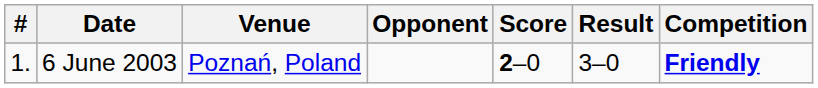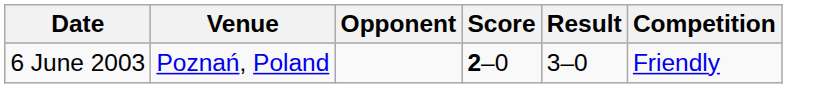- column: (21, 23)
(712, 62) bold -> (676, 62) normal
